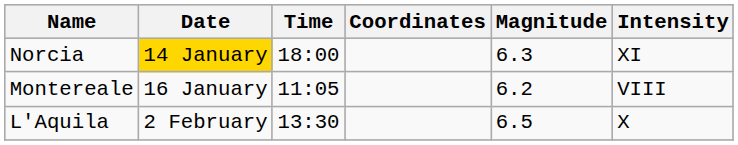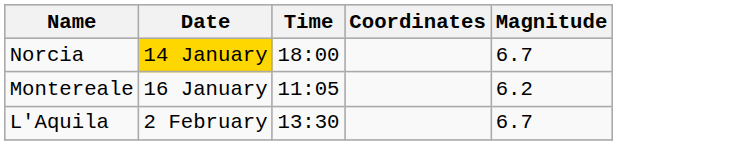- column: (673, 22)
(514, 55) 6.3 -> (514, 55) 6.7
(514, 123) 6.5 -> (514, 123) 6.7
